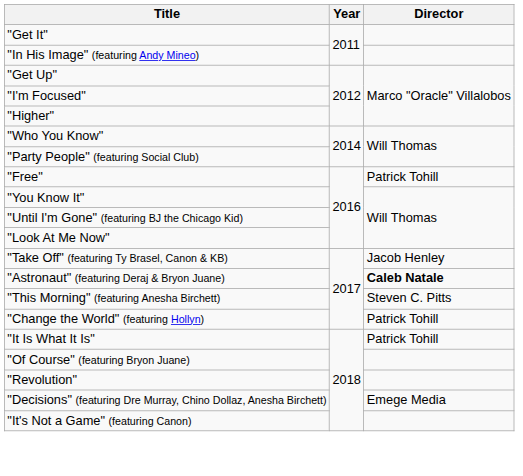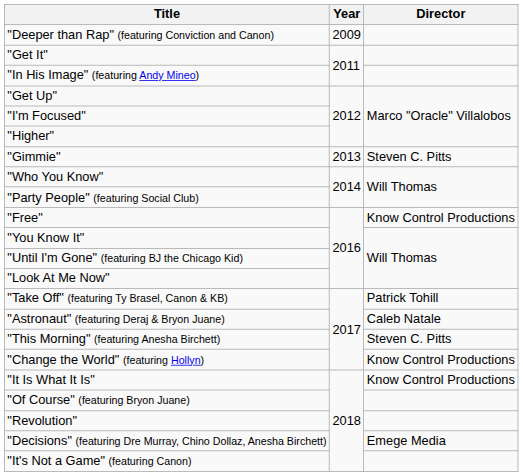+ row: (141, 34)
+ row: (34, 156)
(403, 177) Patrick Tohill -> (441, 217) Know Control Productions
(406, 258) Jacob Henley -> (403, 298) Patrick Tohill
(405, 278) bold -> (404, 319) normal
(403, 319) Patrick Tohill -> (441, 359) Know Control Productions
(403, 339) Patrick Tohill -> (441, 380) Know Control Productions
